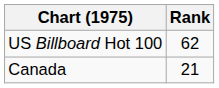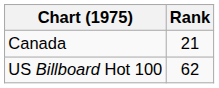rows swapped: (37, 69) <-> (85, 43)
